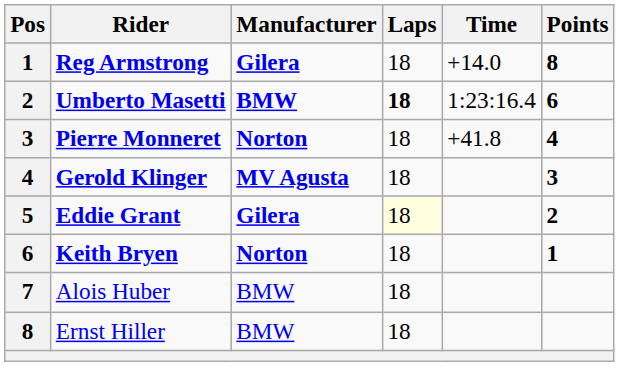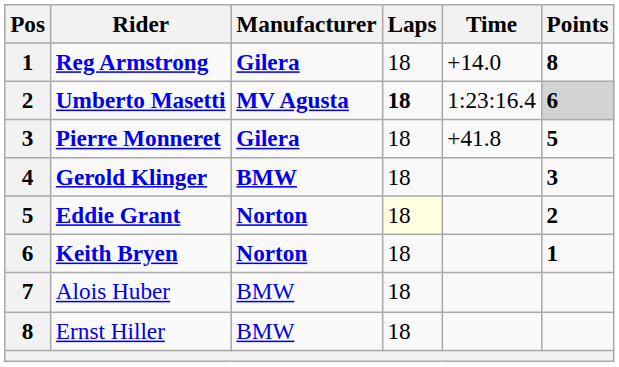(267, 100) BMW -> (293, 100) MV Agusta
(552, 100) no background -> (552, 100) lightgrey background
(272, 138) Norton -> (268, 138) Gilera
(552, 138) 4 -> (552, 138) 5
(293, 177) MV Agusta -> (267, 177) BMW
(268, 215) Gilera -> (272, 215) Norton
